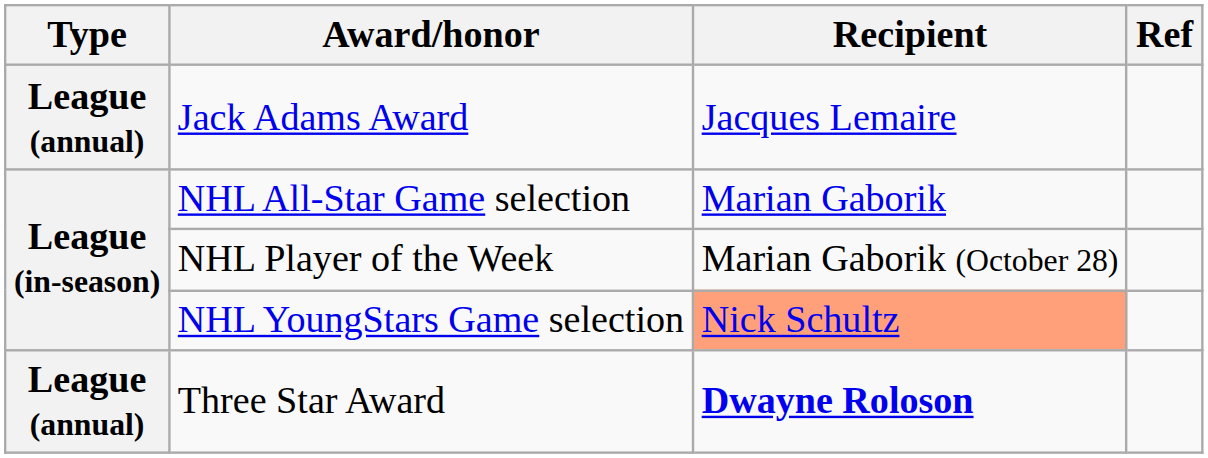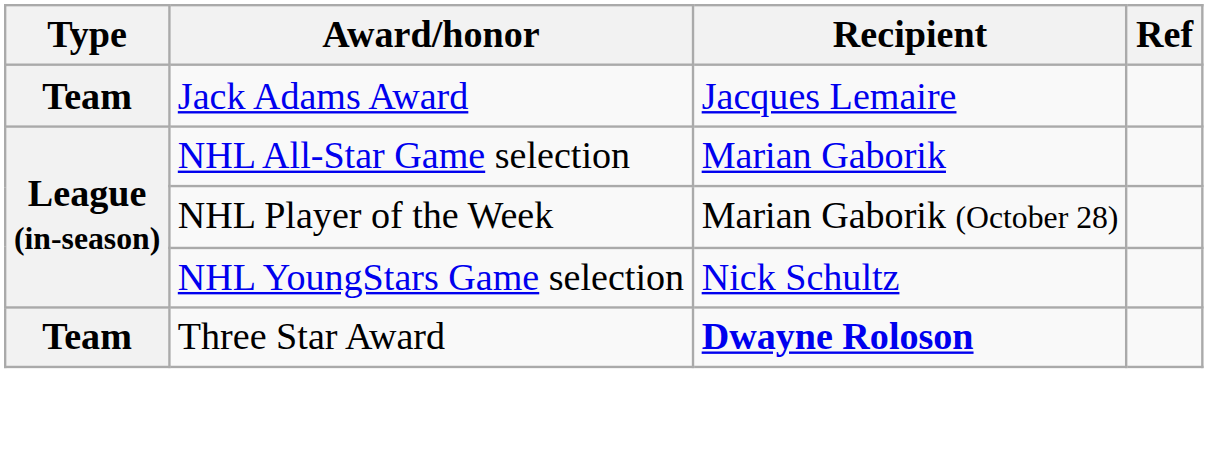(87, 116) League (annual) -> (87, 95) Team
(801, 319) lightsalmon background -> (801, 276) no background
(87, 400) League (annual) -> (87, 336) Team
